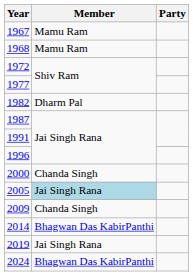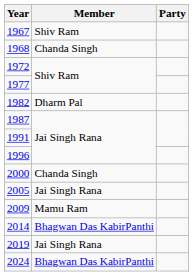(61, 31) Mamu Ram -> (57, 31) Shiv Ram
(61, 48) Mamu Ram -> (66, 48) Chanda Singh
(68, 191) lightblue background -> (68, 191) no background
(66, 208) Chanda Singh -> (61, 208) Mamu Ram
